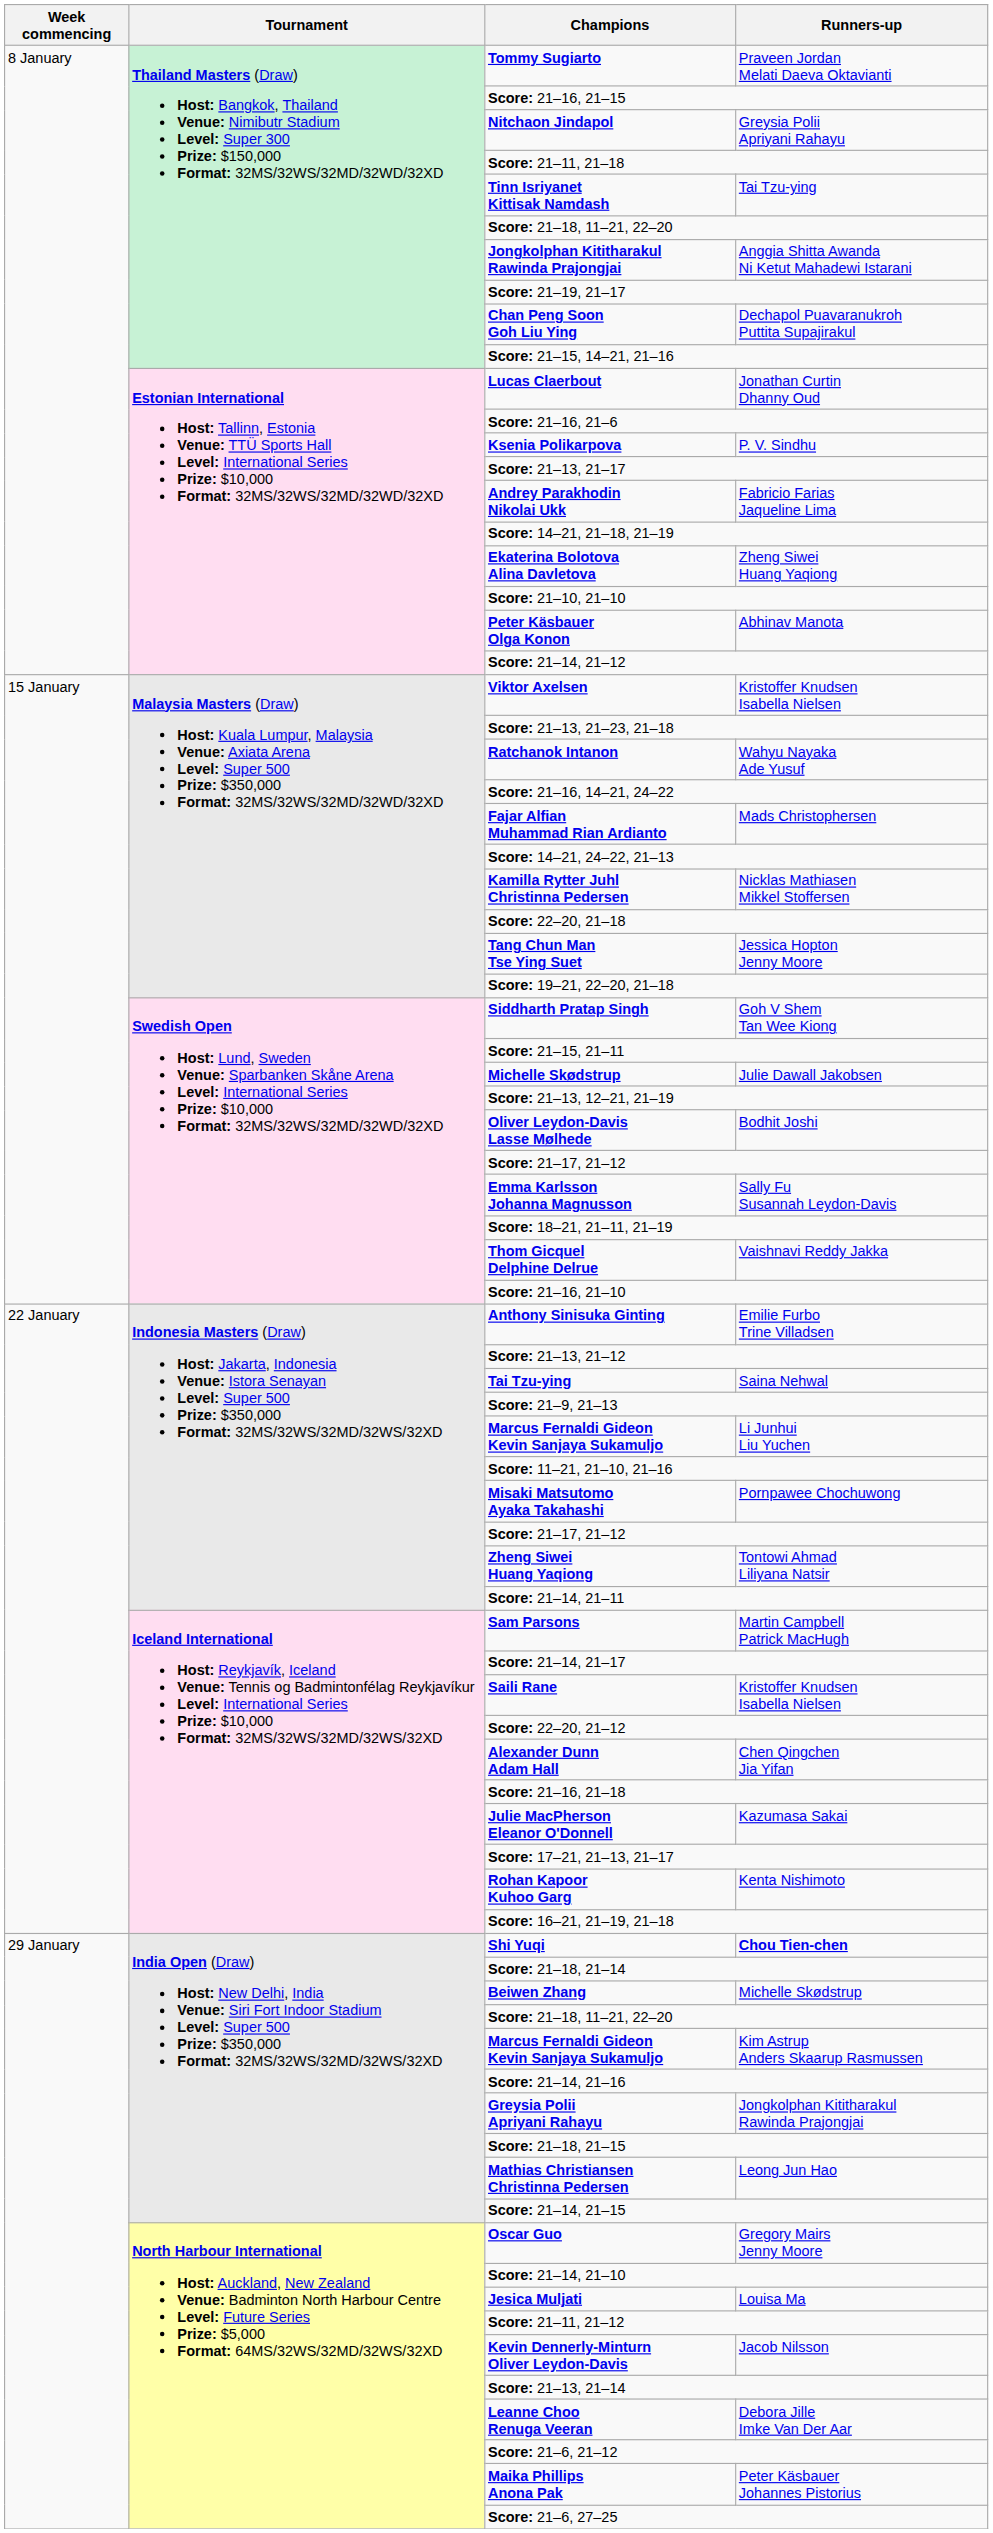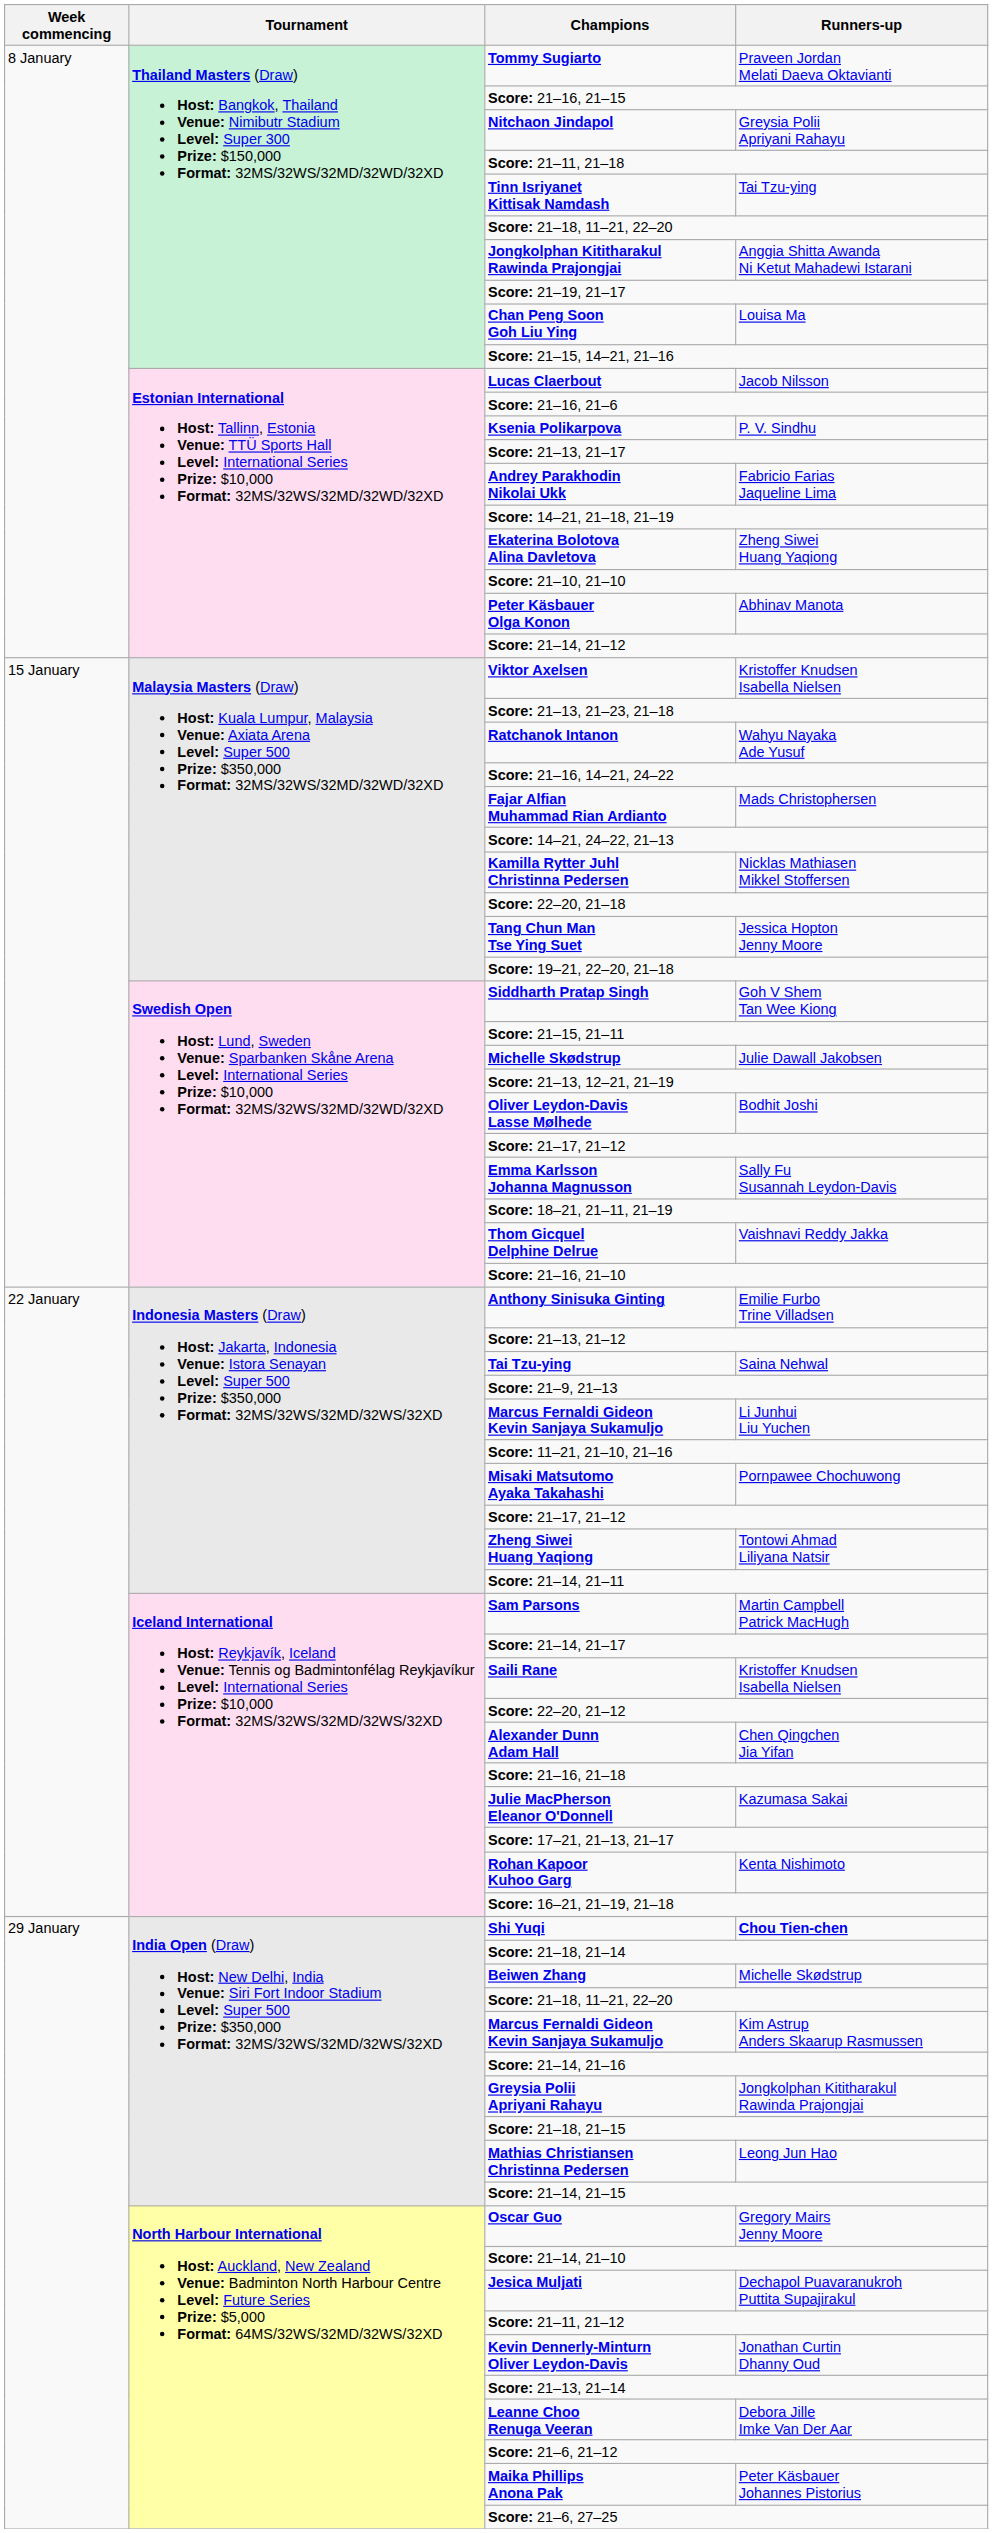(820, 324) Dechapol Puavaranukroh Puttita Supajirakul -> (772, 316) Louisa Ma
(790, 389) Jonathan Curtin Dhanny Oud -> (784, 380) Jacob Nilsson
(772, 2299) Louisa Ma -> (820, 2290) Dechapol Puavaranukroh Puttita Supajirakul
(784, 2346) Jacob Nilsson -> (790, 2355) Jonathan Curtin Dhanny Oud
